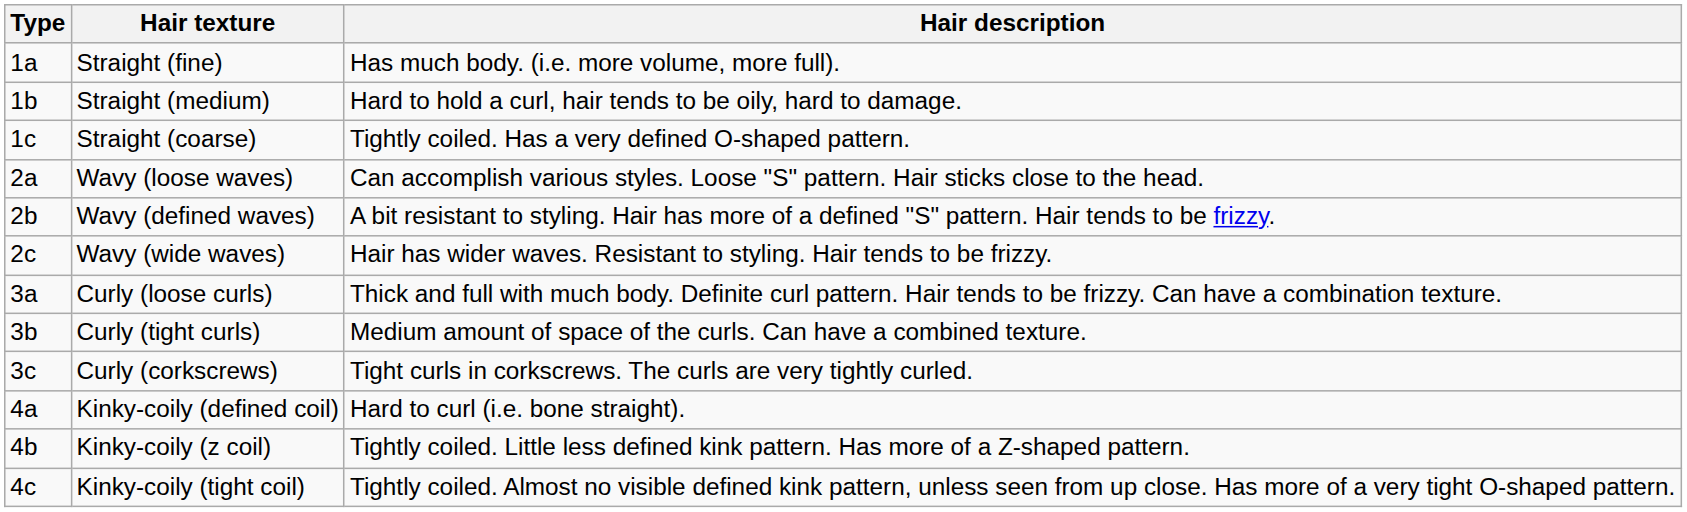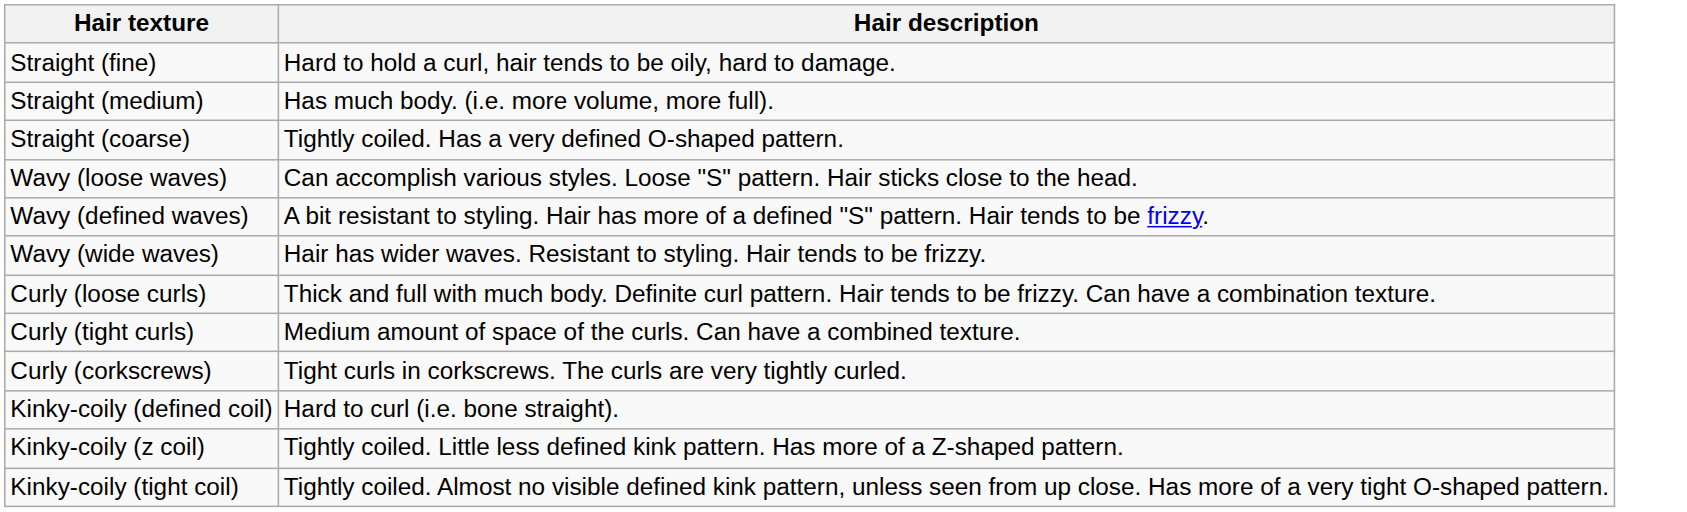- column: (38, 23)
(595, 62) Has much body. (i.e. more volume, more full). -> (590, 62) Hard to hold a curl, hair tends to be oily, hard to damage.
(656, 100) Hard to hold a curl, hair tends to be oily, hard to damage. -> (529, 100) Has much body. (i.e. more volume, more full).
